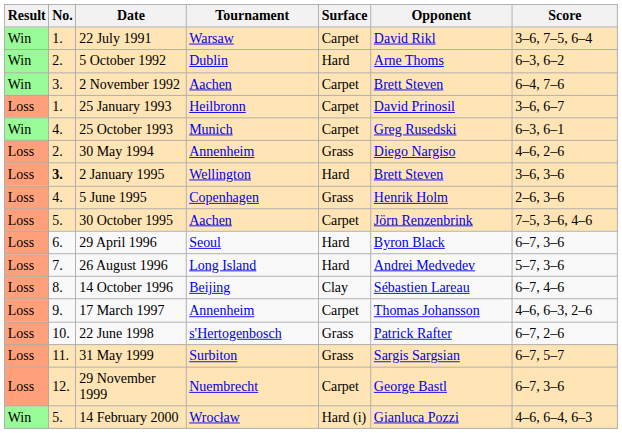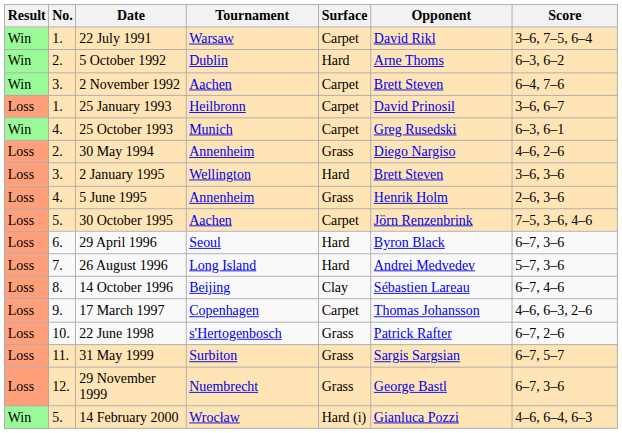(57, 174) bold -> (57, 174) normal
(224, 196) Copenhagen -> (222, 196) Annenheim
(222, 310) Annenheim -> (224, 310) Copenhagen
(340, 386) Carpet -> (338, 386) Grass
